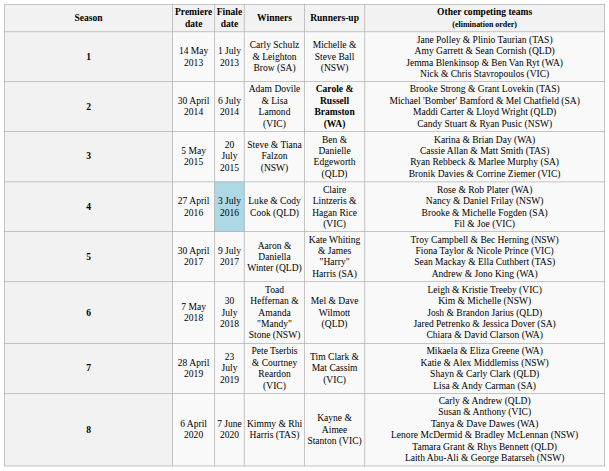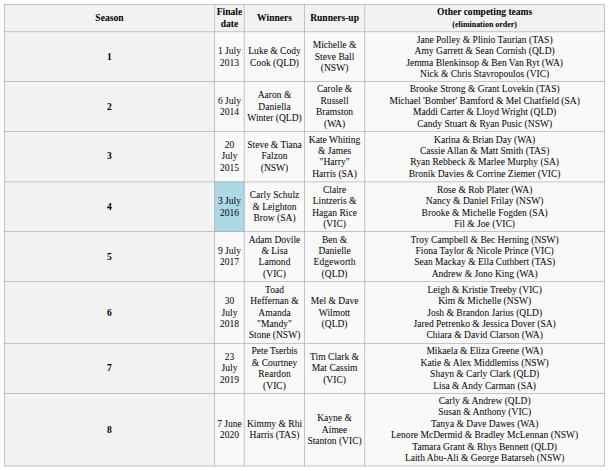- column: (194, 18)
(275, 57) Carly Schulz & Leighton Brow (SA) -> (275, 57) Luke & Cody Cook (QLD)
(275, 107) Adam Dovile & Lisa Lamond (VIC) -> (275, 107) Aaron & Daniella Winter (QLD)
(335, 107) bold -> (335, 107) normal
(335, 157) Ben & Danielle Edgeworth (QLD) -> (335, 157) Kate Whiting & James "Harry" Harris (SA)
(275, 207) Luke & Cody Cook (QLD) -> (275, 207) Carly Schulz & Leighton Brow (SA)
(275, 257) Aaron & Daniella Winter (QLD) -> (275, 257) Adam Dovile & Lisa Lamond (VIC)
(335, 257) Kate Whiting & James "Harry" Harris (SA) -> (335, 257) Ben & Danielle Edgeworth (QLD)
